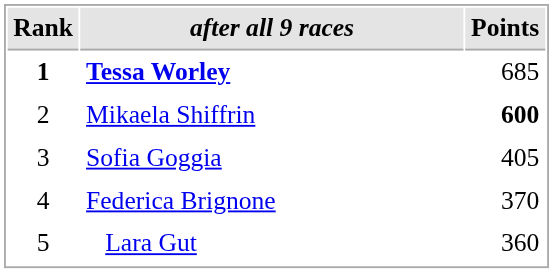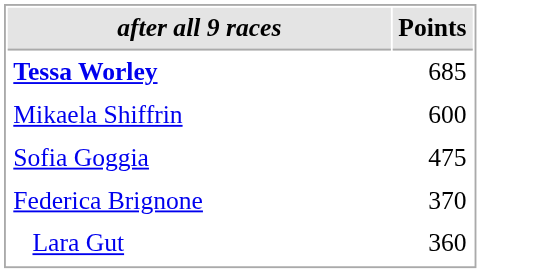- column: (43, 27)
(520, 115) bold -> (447, 115) normal
(520, 157) 405 -> (447, 157) 475
